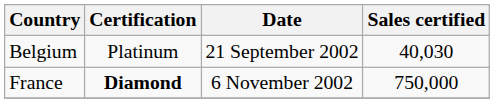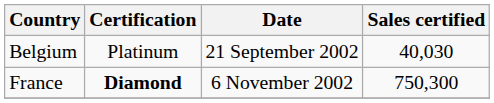(426, 82) 750,000 -> (426, 82) 750,300
